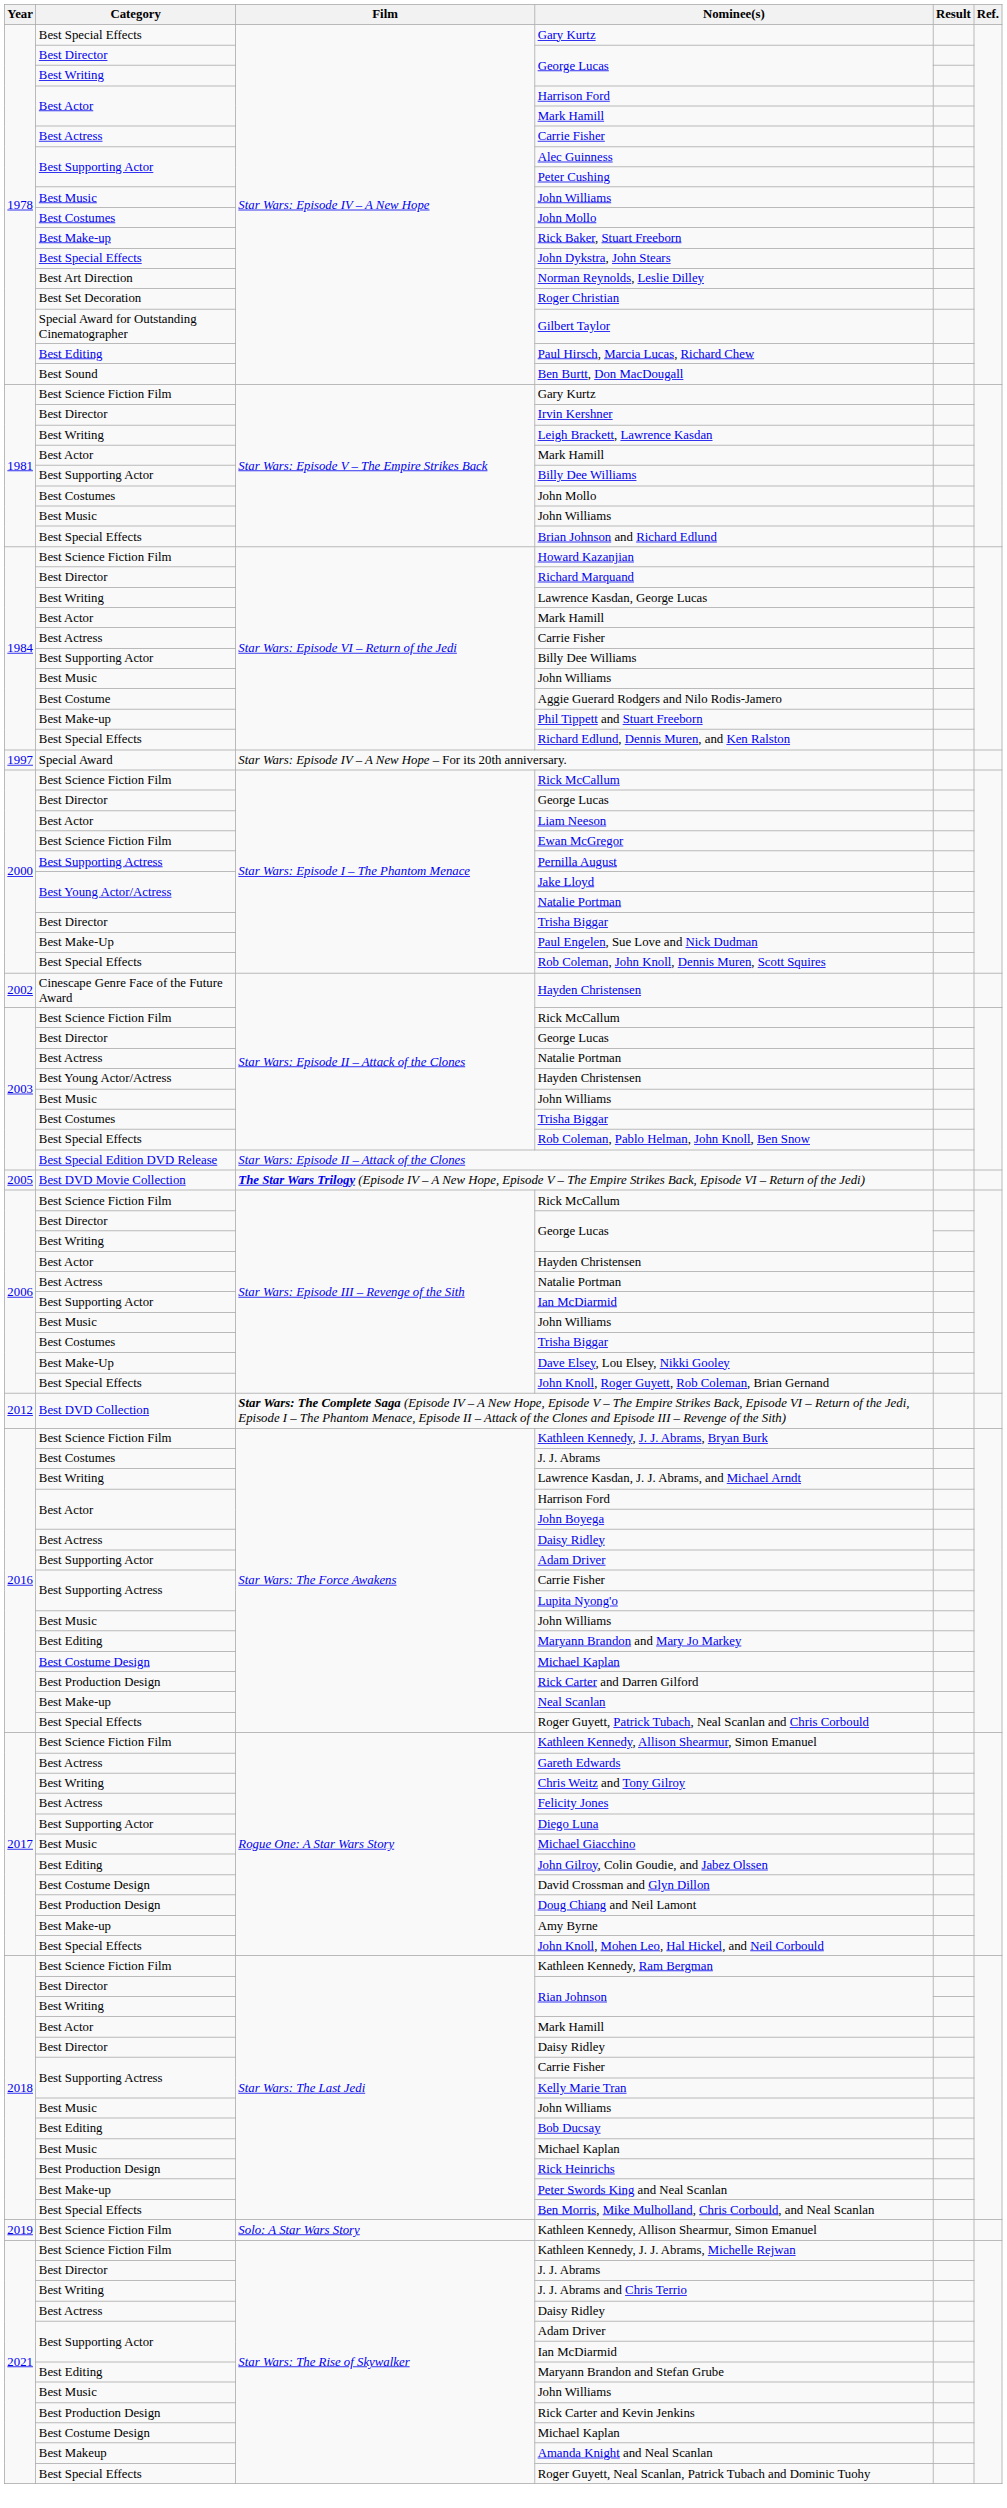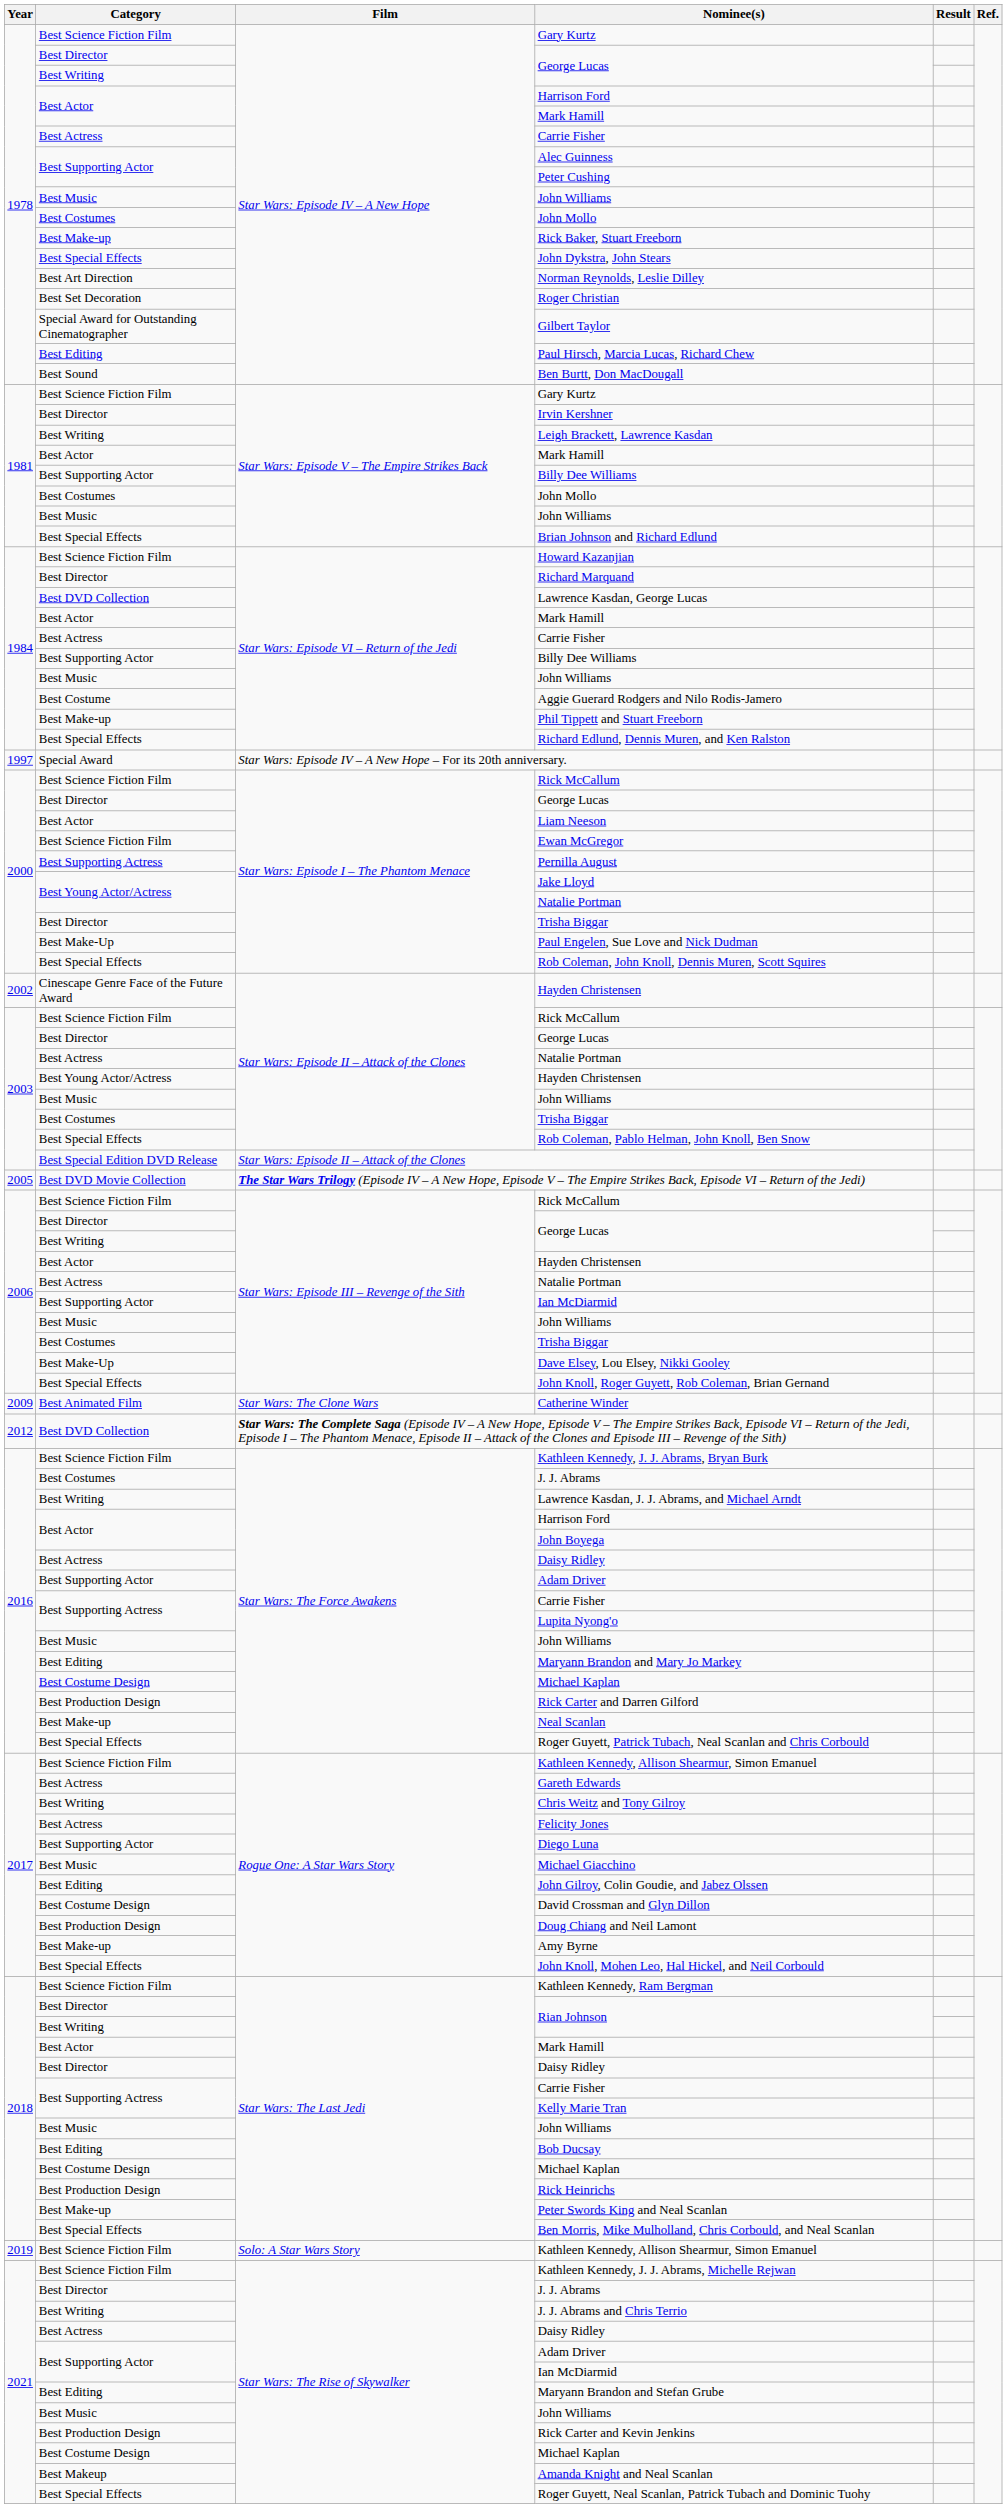(90, 34) Best Special Effects -> (105, 34) Best Science Fiction Film
(71, 597) Best Writing -> (94, 597) Best DVD Collection
+ row: (20, 1403)
(68, 2148) Best Music -> (94, 2169) Best Costume Design
